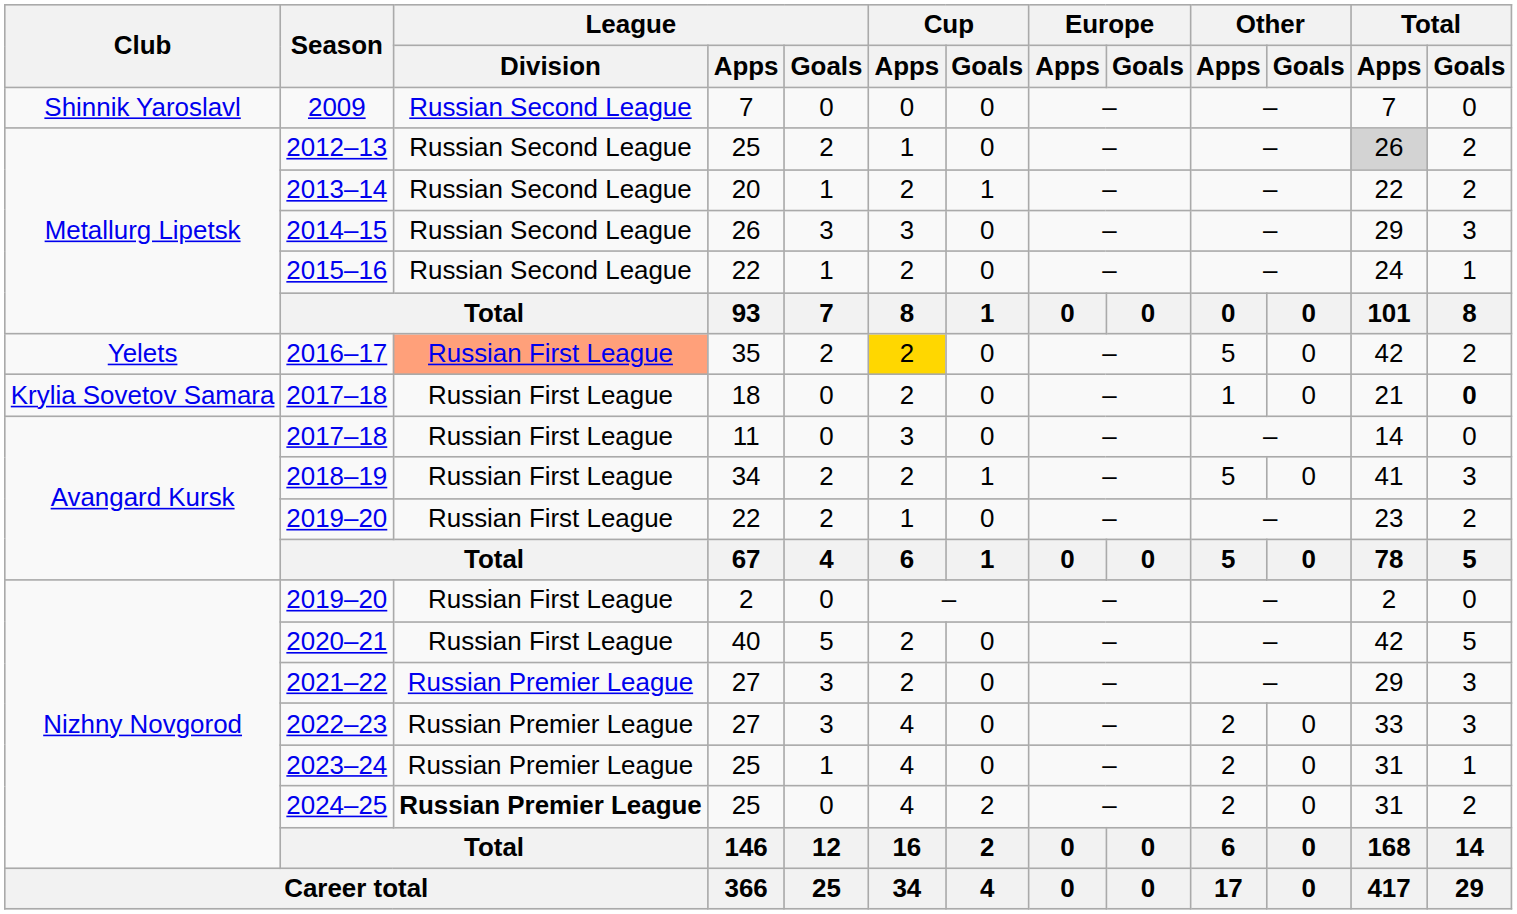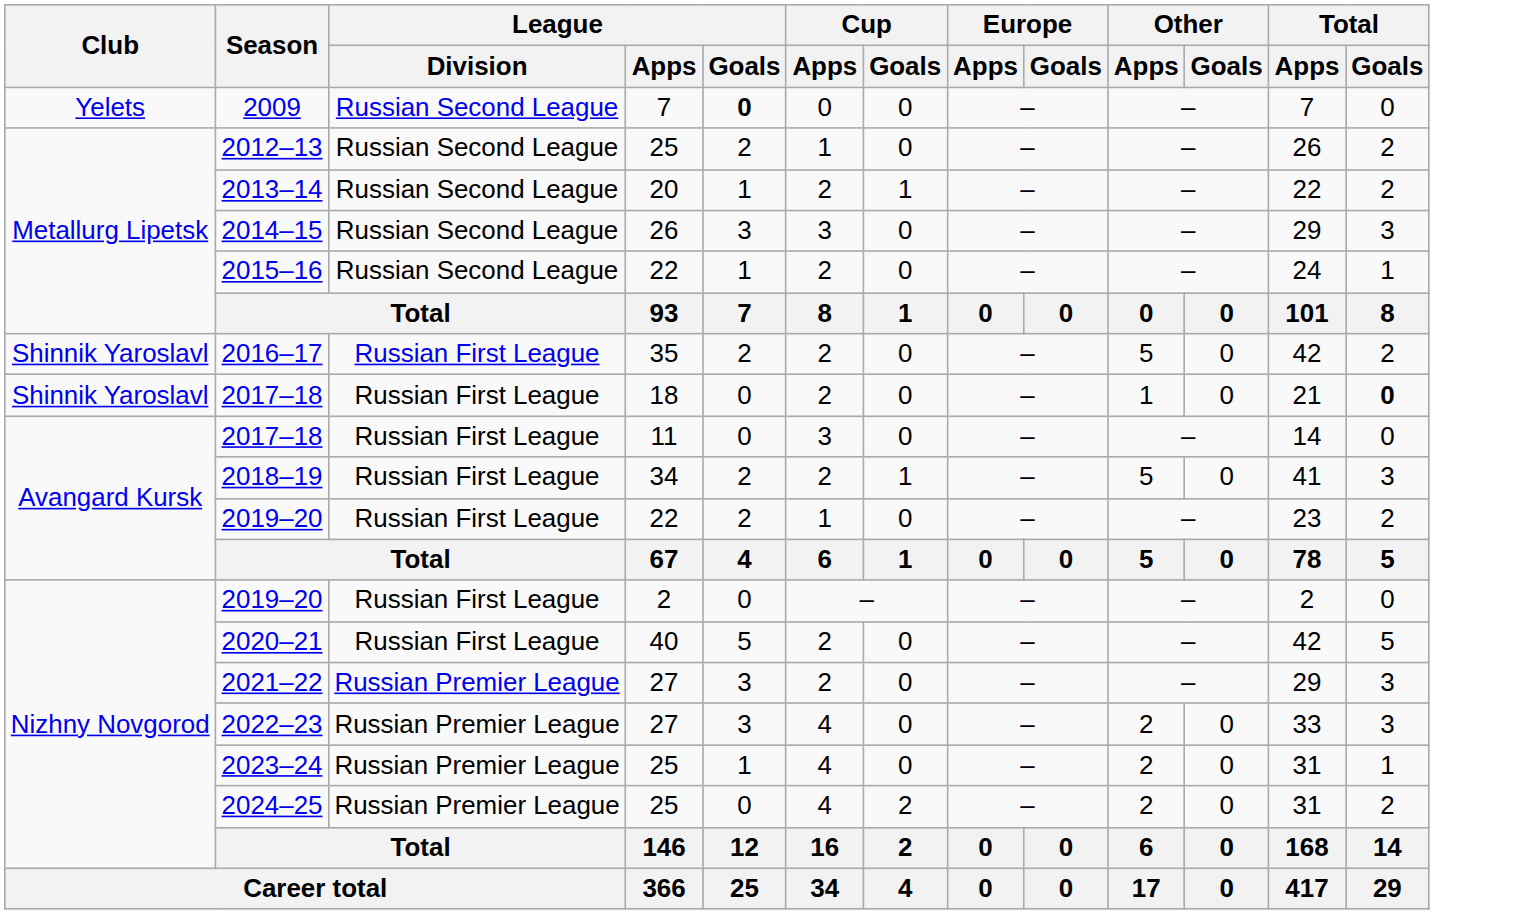(143, 107) Shinnik Yaroslavl -> (110, 107) Yelets
(826, 107) normal -> (744, 107) bold
(1389, 148) lightgrey background -> (1307, 148) no background
(143, 353) Yelets -> (110, 353) Shinnik Yaroslavl
(550, 353) lightsalmon background -> (477, 353) no background
(907, 353) gold background -> (825, 353) no background
(143, 395) Krylia Sovetov Samara -> (110, 395) Shinnik Yaroslavl
(550, 806) bold -> (477, 806) normal
